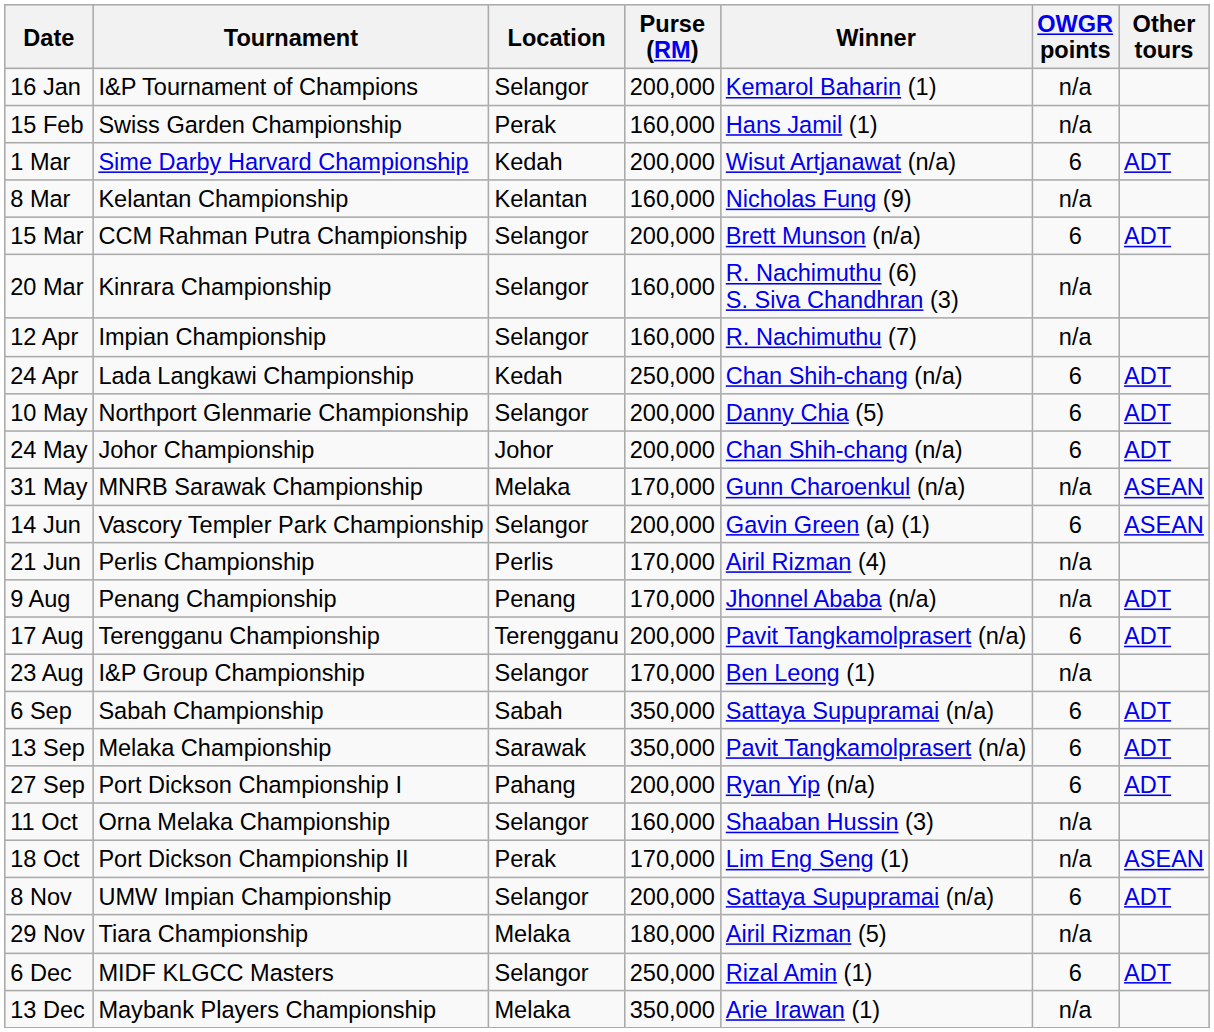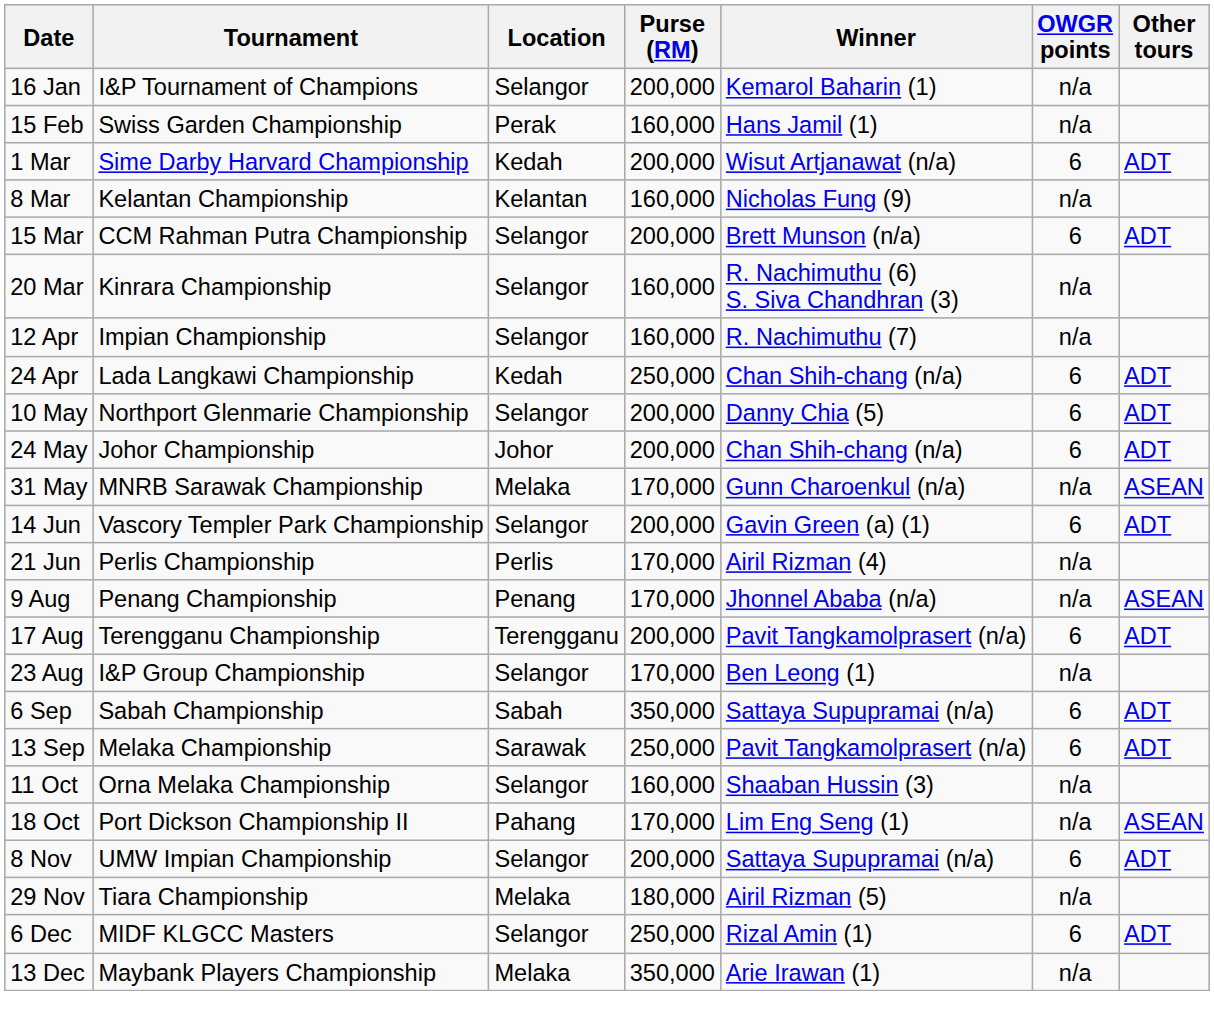(1164, 524) ASEAN -> (1148, 524) ADT
(1148, 598) ADT -> (1164, 598) ASEAN
(672, 748) 350,000 -> (672, 748) 250,000
- row: (48, 785)
(525, 860) Perak -> (535, 822) Pahang
